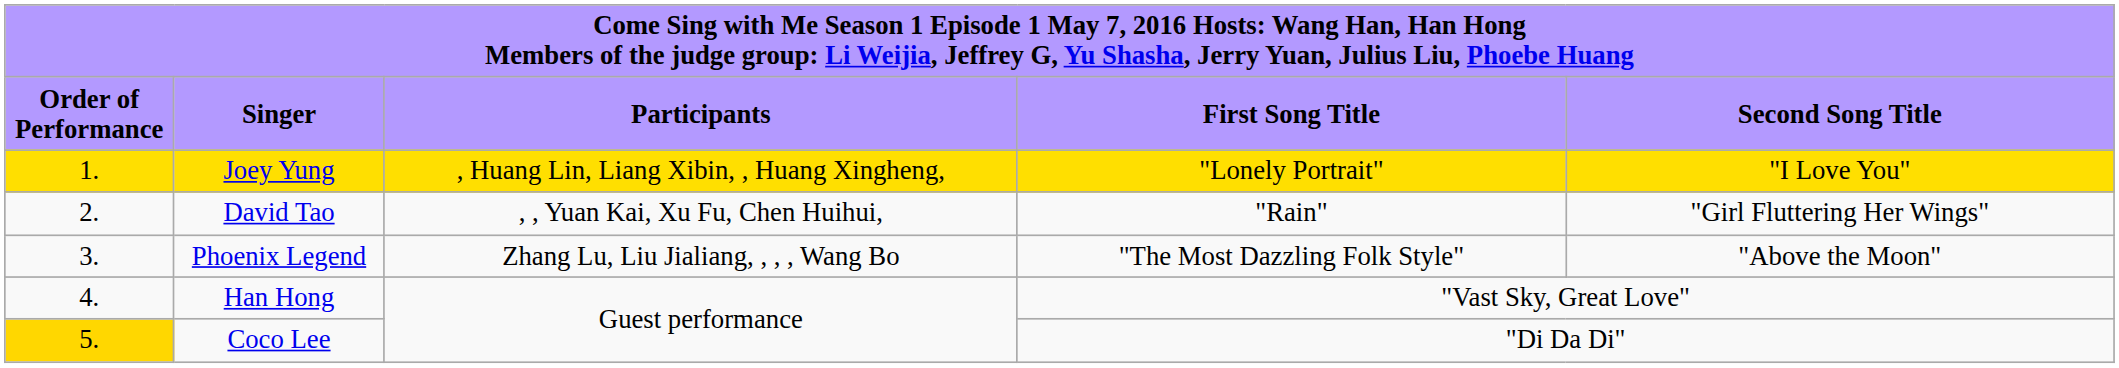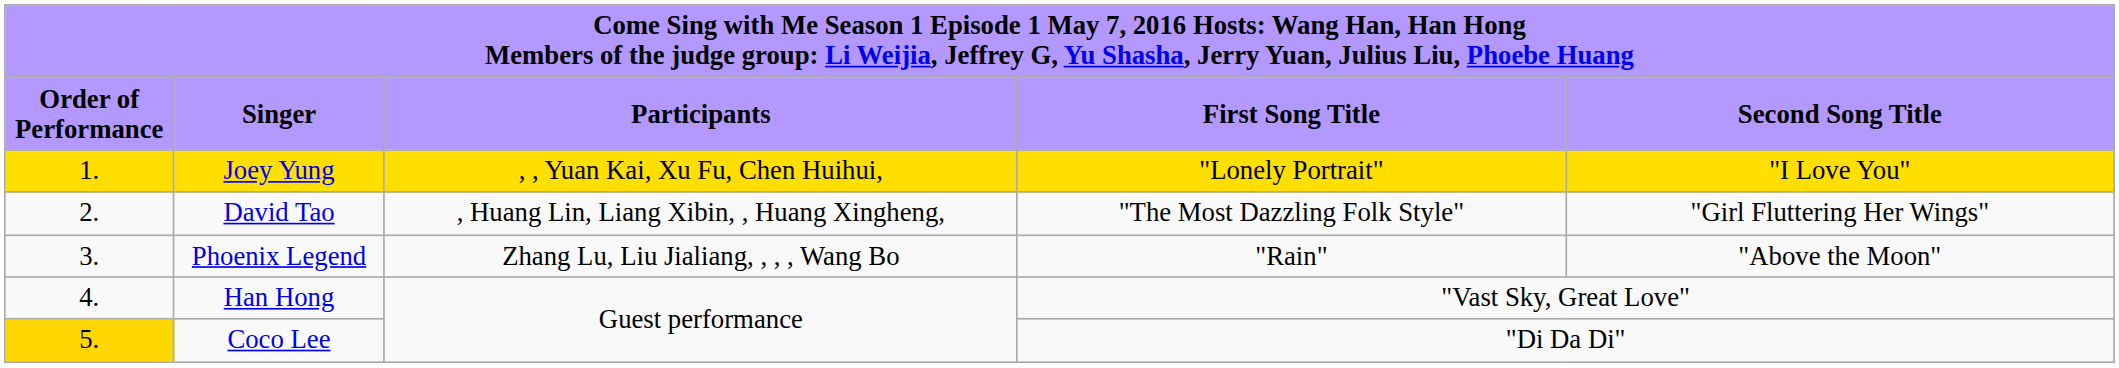(701, 170) , Huang Lin, Liang Xibin, , Huang Xingheng, -> (701, 170) , , Yuan Kai, Xu Fu, Chen Huihui,
(701, 212) , , Yuan Kai, Xu Fu, Chen Huihui, -> (701, 212) , Huang Lin, Liang Xibin, , Huang Xingheng,
(1291, 212) "Rain" -> (1291, 212) "The Most Dazzling Folk Style"
(1291, 255) "The Most Dazzling Folk Style" -> (1291, 255) "Rain"
